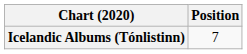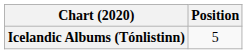(215, 37) 7 -> (215, 37) 5
